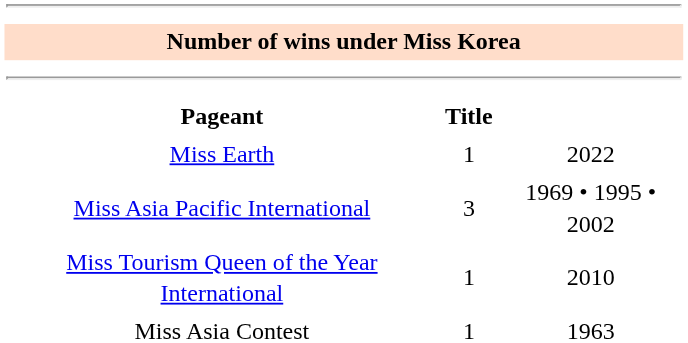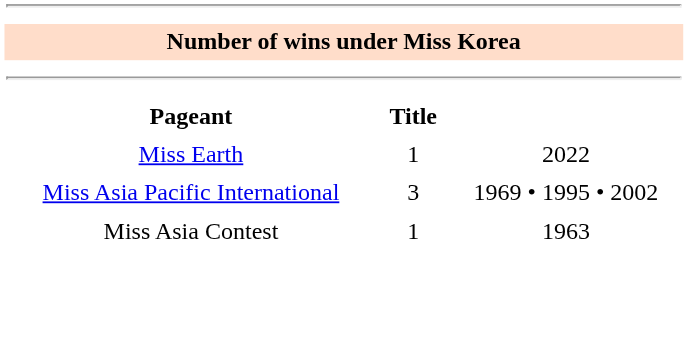- row: (222, 277)
